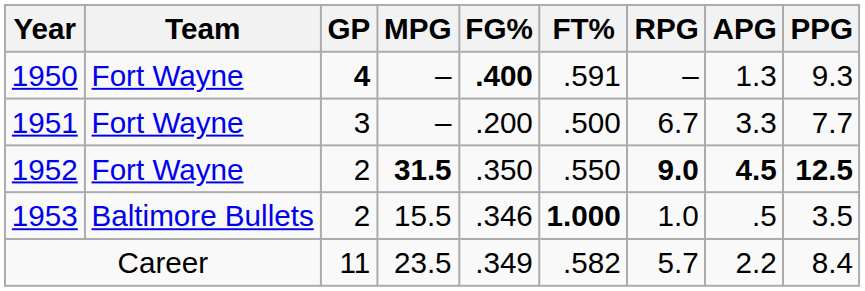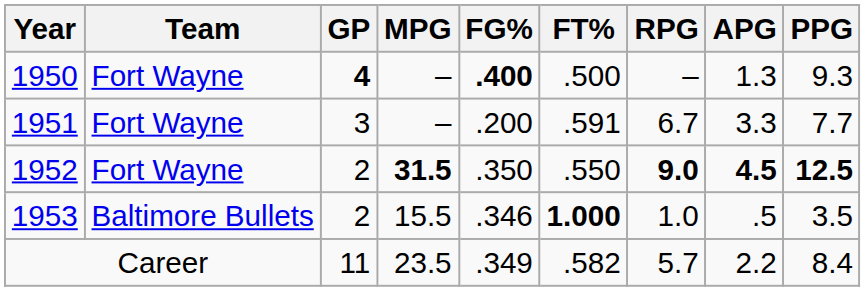(592, 76) .591 -> (592, 76) .500
(592, 122) .500 -> (592, 122) .591
